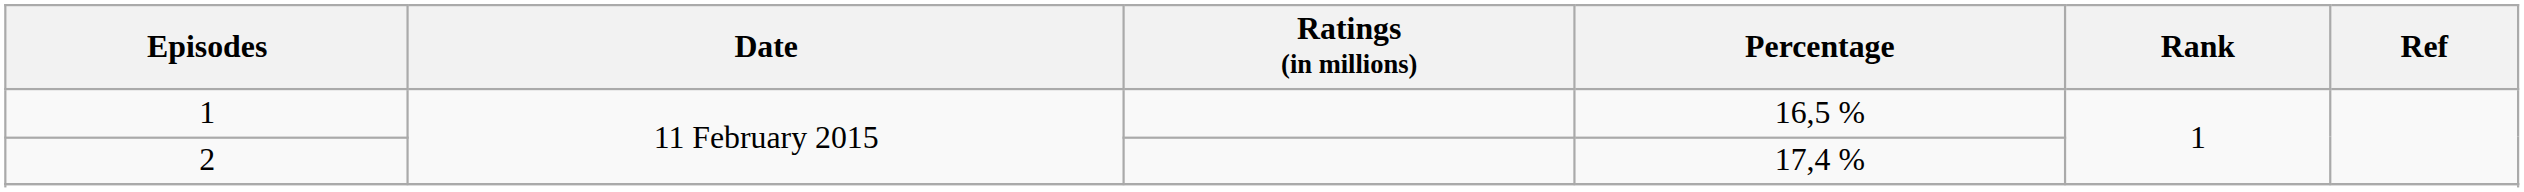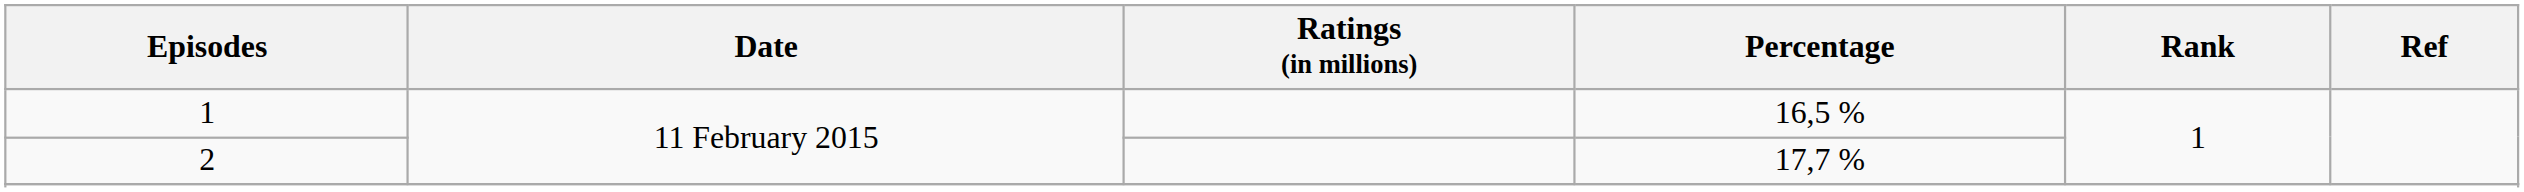(1820, 160) 17,4 % -> (1820, 160) 17,7 %
